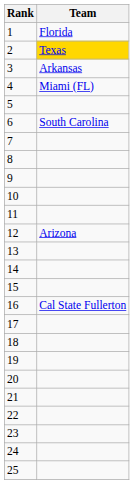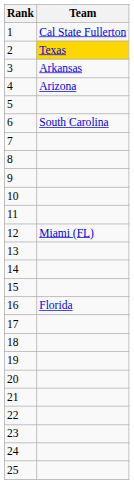(56, 31) Florida -> (83, 31) Cal State Fullerton
(67, 86) Miami (FL) -> (58, 86) Arizona
(58, 232) Arizona -> (67, 232) Miami (FL)
(83, 305) Cal State Fullerton -> (56, 305) Florida
